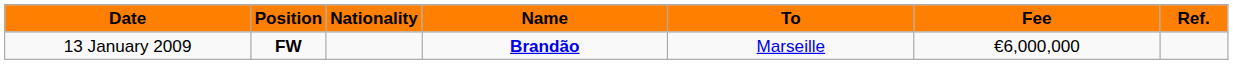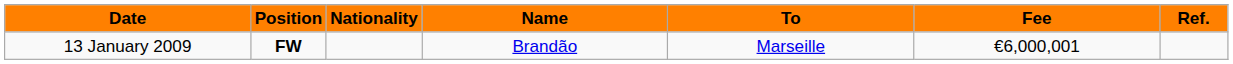(545, 46) bold -> (545, 46) normal
(1037, 46) €6,000,000 -> (1037, 46) €6,000,001
